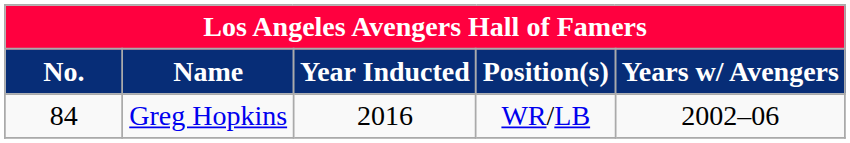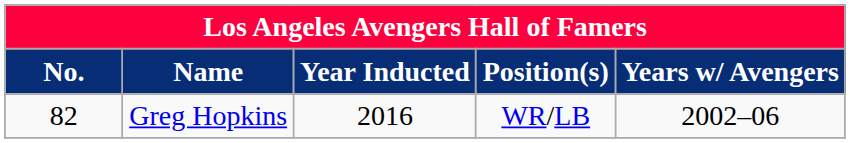(64, 115) 84 -> (64, 115) 82
